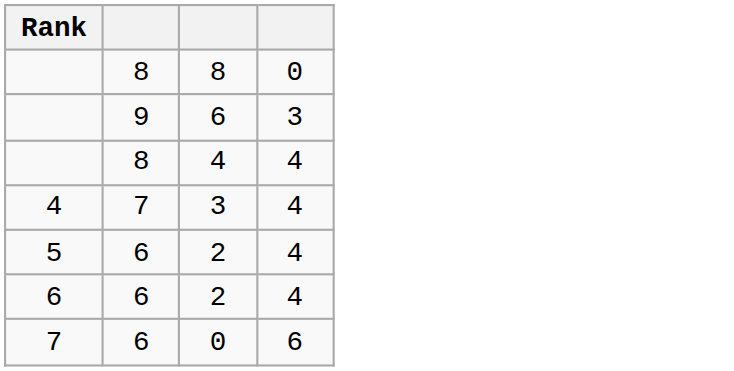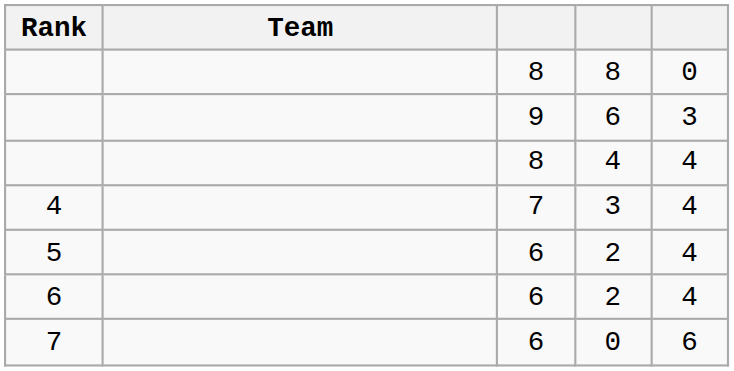+ column: (300, 28)
